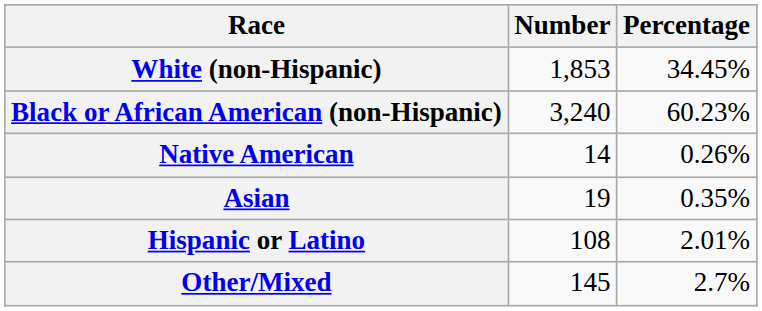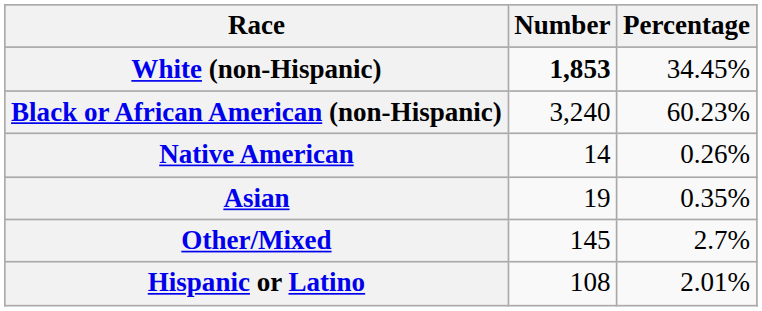(580, 68) normal -> (580, 68) bold
rows swapped: (256, 283) <-> (256, 240)
